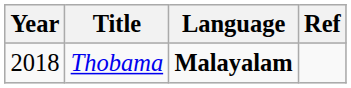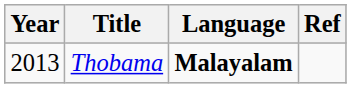(35, 62) 2018 -> (35, 62) 2013
